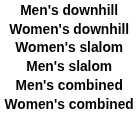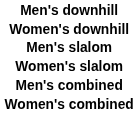rows swapped: (69, 67) <-> (69, 48)
